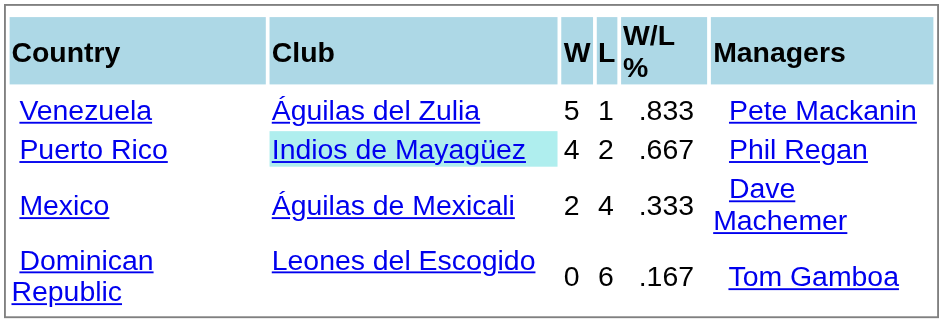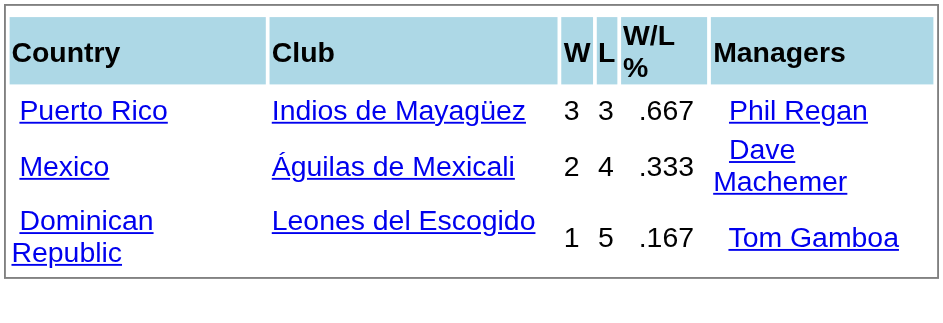- row: (82, 110)
(399, 149) paleturquoise background -> (399, 110) no background
(572, 149) 4 -> (572, 110) 3
(606, 149) 2 -> (606, 110) 3
(572, 275) 0 -> (572, 236) 1
(606, 275) 6 -> (606, 236) 5
